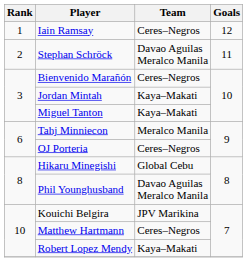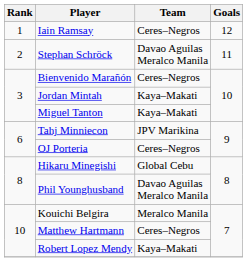(173, 130) Meralco Manila -> (168, 130) JPV Marikina
(168, 213) JPV Marikina -> (173, 213) Meralco Manila
